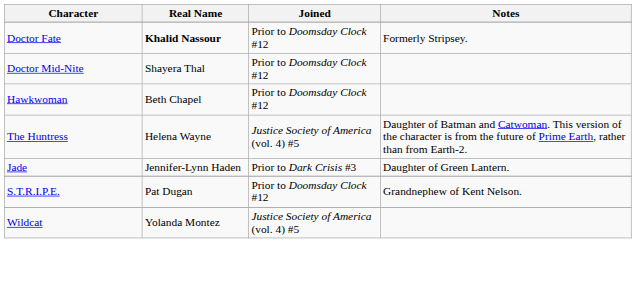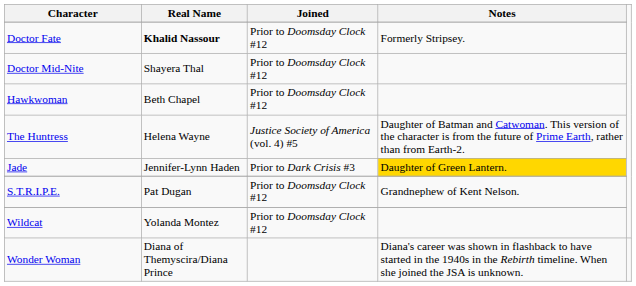(446, 167) no background -> (444, 167) gold background
(311, 222) Justice Society of America (vol. 4) #5 -> (308, 222) Prior to Doomsday Clock #12
+ row: (44, 259)
